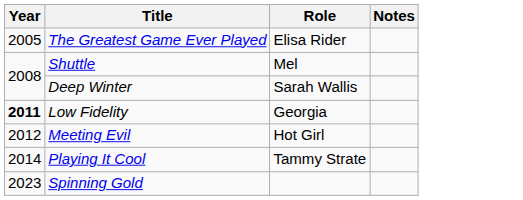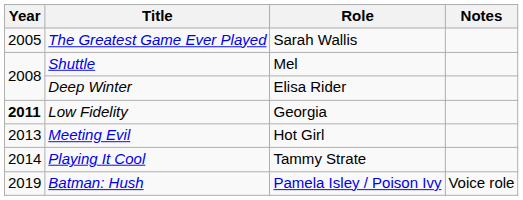(310, 40) Elisa Rider -> (315, 40) Sarah Wallis
(315, 87) Sarah Wallis -> (310, 87) Elisa Rider
(25, 135) 2012 -> (25, 135) 2013
+ row: (96, 183)
- row: (96, 183)
